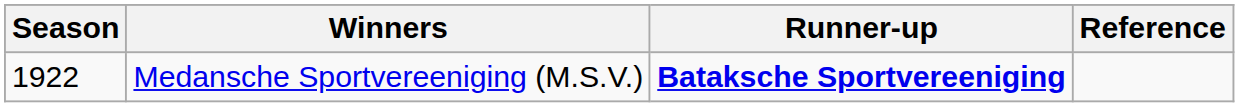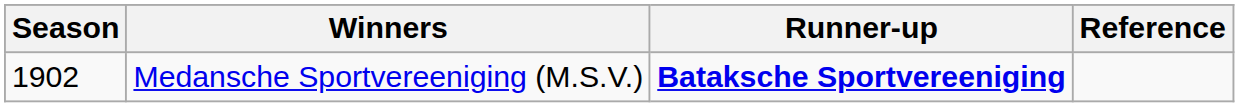(46, 76) 1922 -> (46, 76) 1902
